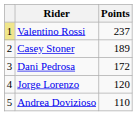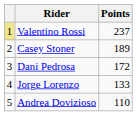(122, 84) 120 -> (122, 84) 133
